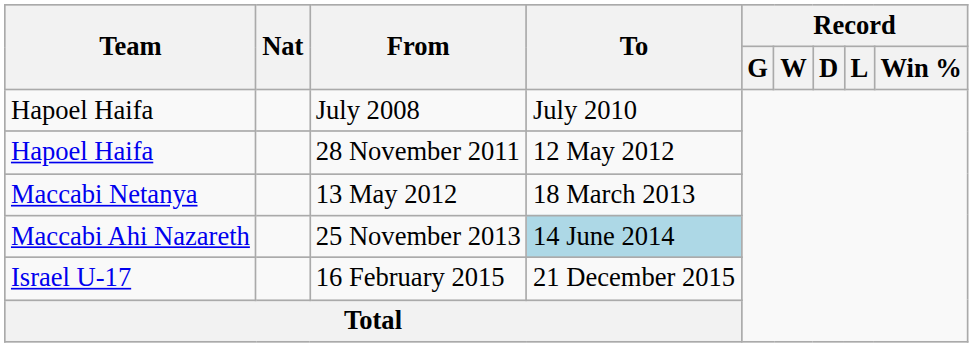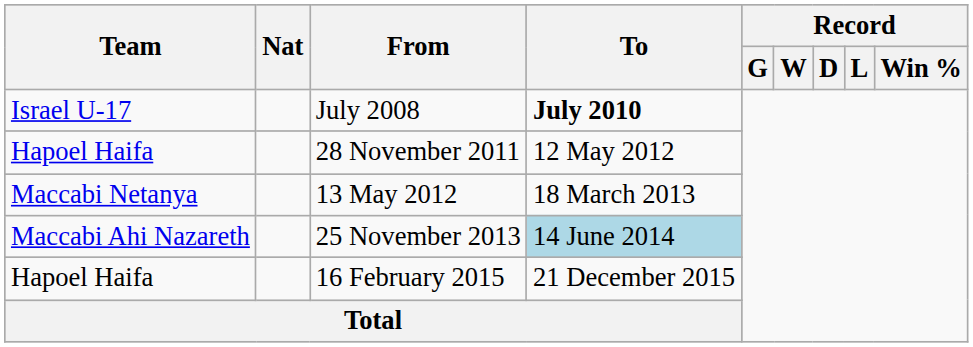(82, 109) Hapoel Haifa -> (71, 109) Israel U-17
(585, 109) normal -> (587, 109) bold
(71, 278) Israel U-17 -> (82, 278) Hapoel Haifa
